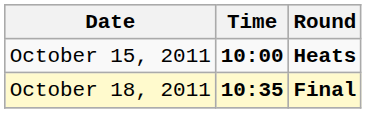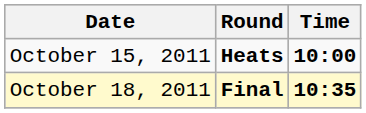columns swapped: (252, 22) <-> (325, 22)
